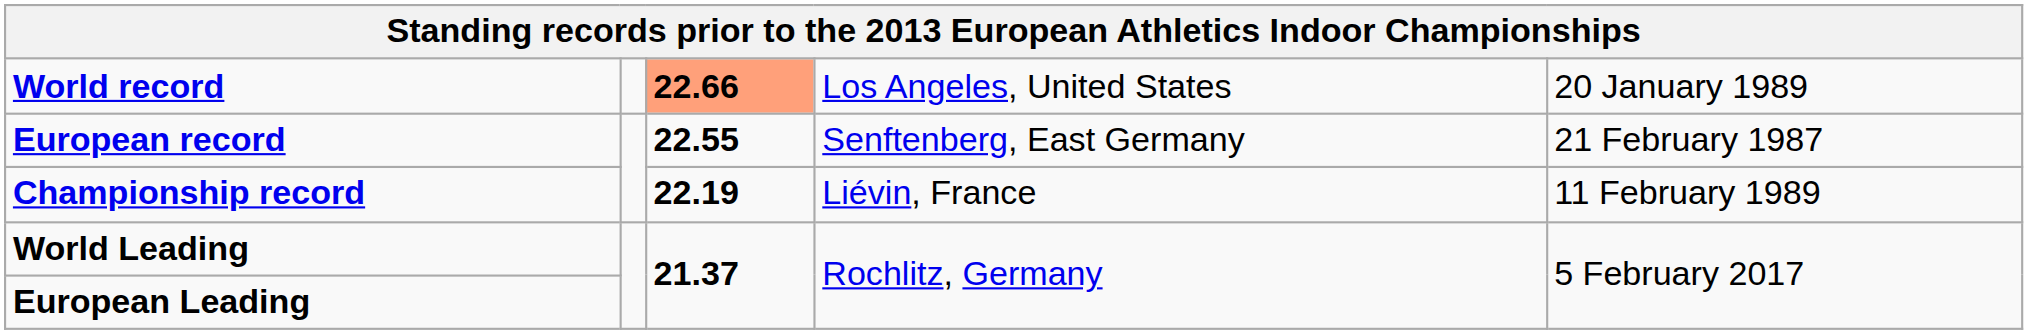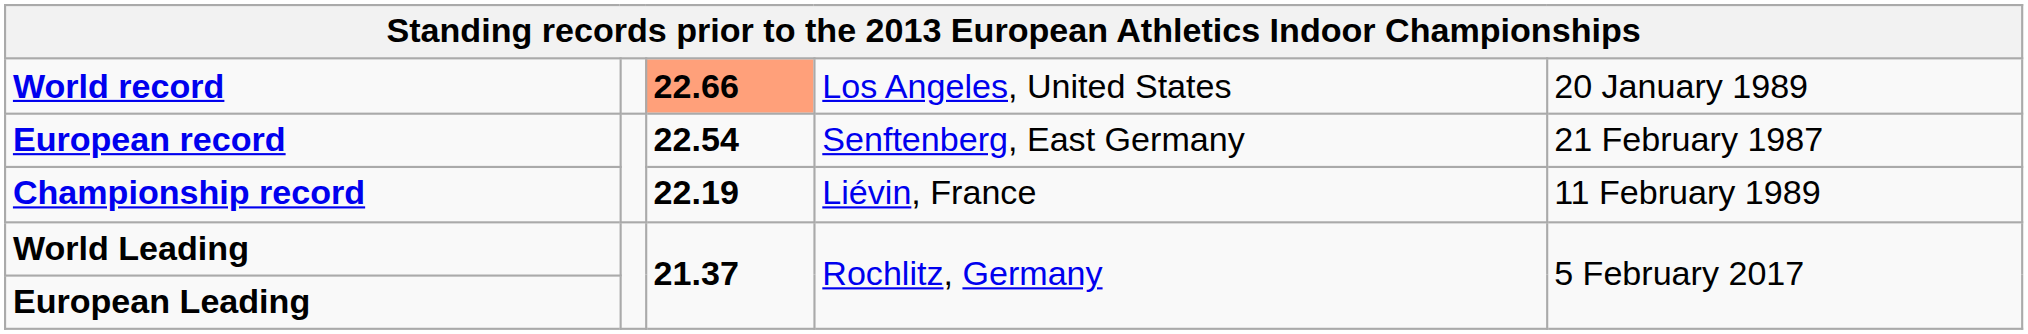(696, 139) 22.55 -> (696, 139) 22.54
